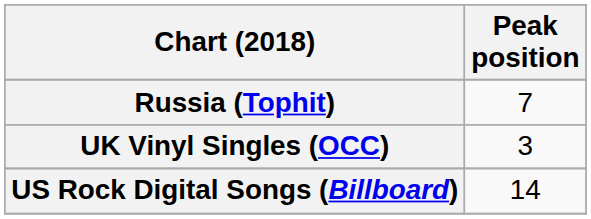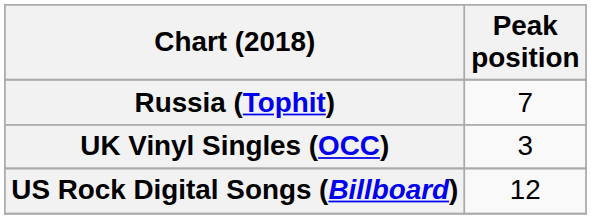(525, 190) 14 -> (525, 190) 12
